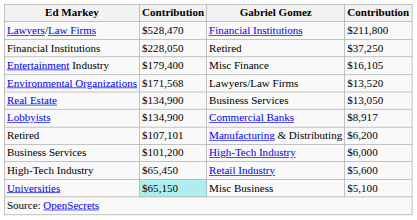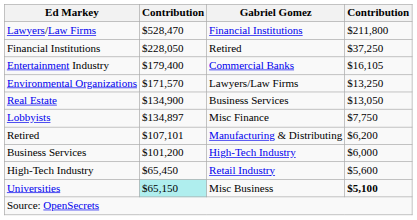(239, 65) Misc Finance -> (252, 65) Commercial Banks
(163, 83) $171,568 -> (163, 83) $171,570
(365, 83) $13,520 -> (365, 83) $13,250
(163, 118) $134,900 -> (163, 118) $134,897
(252, 118) Commercial Banks -> (239, 118) Misc Finance
(362, 118) $8,917 -> (362, 118) $7,750
(362, 188) normal -> (362, 188) bold
